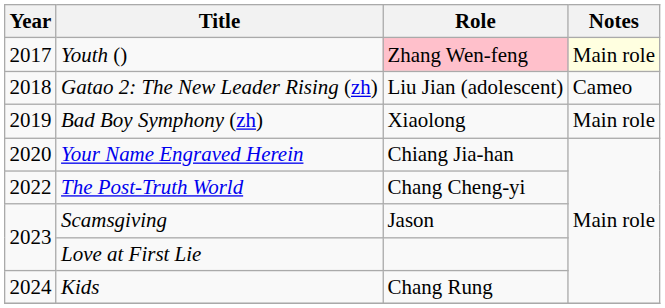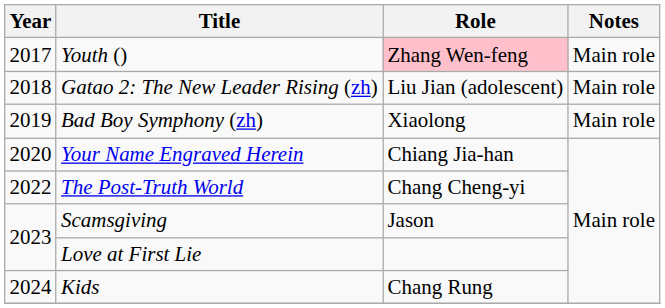(614, 54) lightyellow background -> (614, 54) no background
(603, 87) Cameo -> (614, 87) Main role
